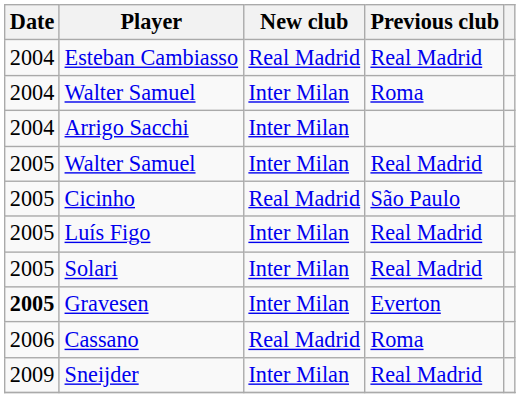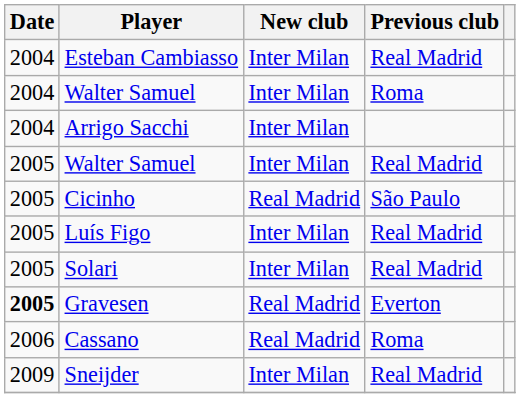(304, 57) Real Madrid -> (299, 57) Inter Milan
(299, 304) Inter Milan -> (304, 304) Real Madrid
